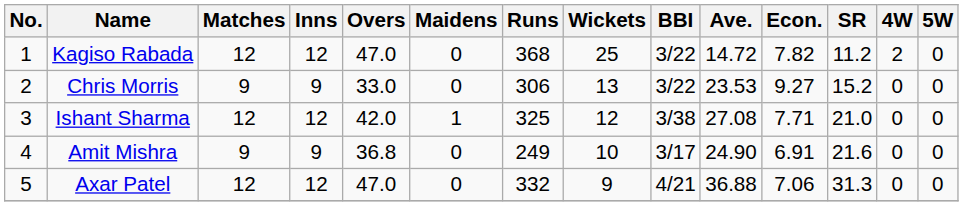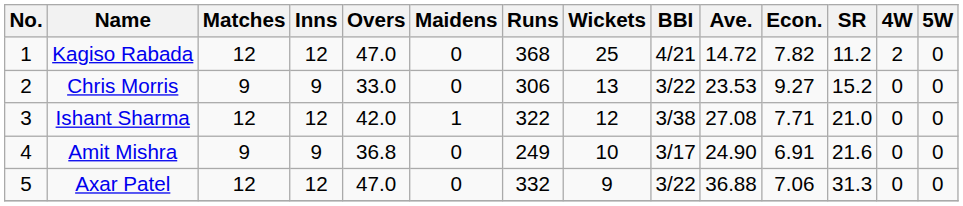(676, 53) 3/22 -> (676, 53) 4/21
(533, 119) 325 -> (533, 119) 322
(676, 184) 4/21 -> (676, 184) 3/22
